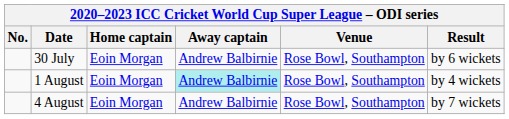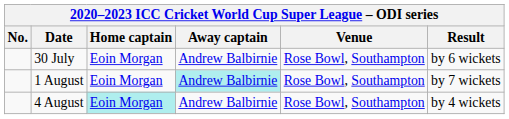(466, 80) by 4 wickets -> (466, 80) by 7 wickets
(126, 102) no background -> (126, 102) paleturquoise background
(466, 102) by 7 wickets -> (466, 102) by 4 wickets
